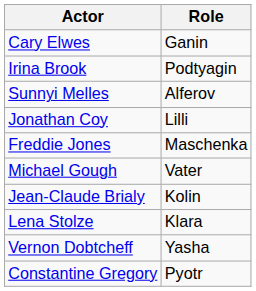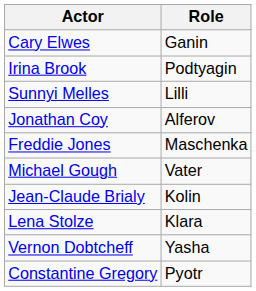(190, 94) Alferov -> (176, 94) Lilli
(176, 119) Lilli -> (190, 119) Alferov
